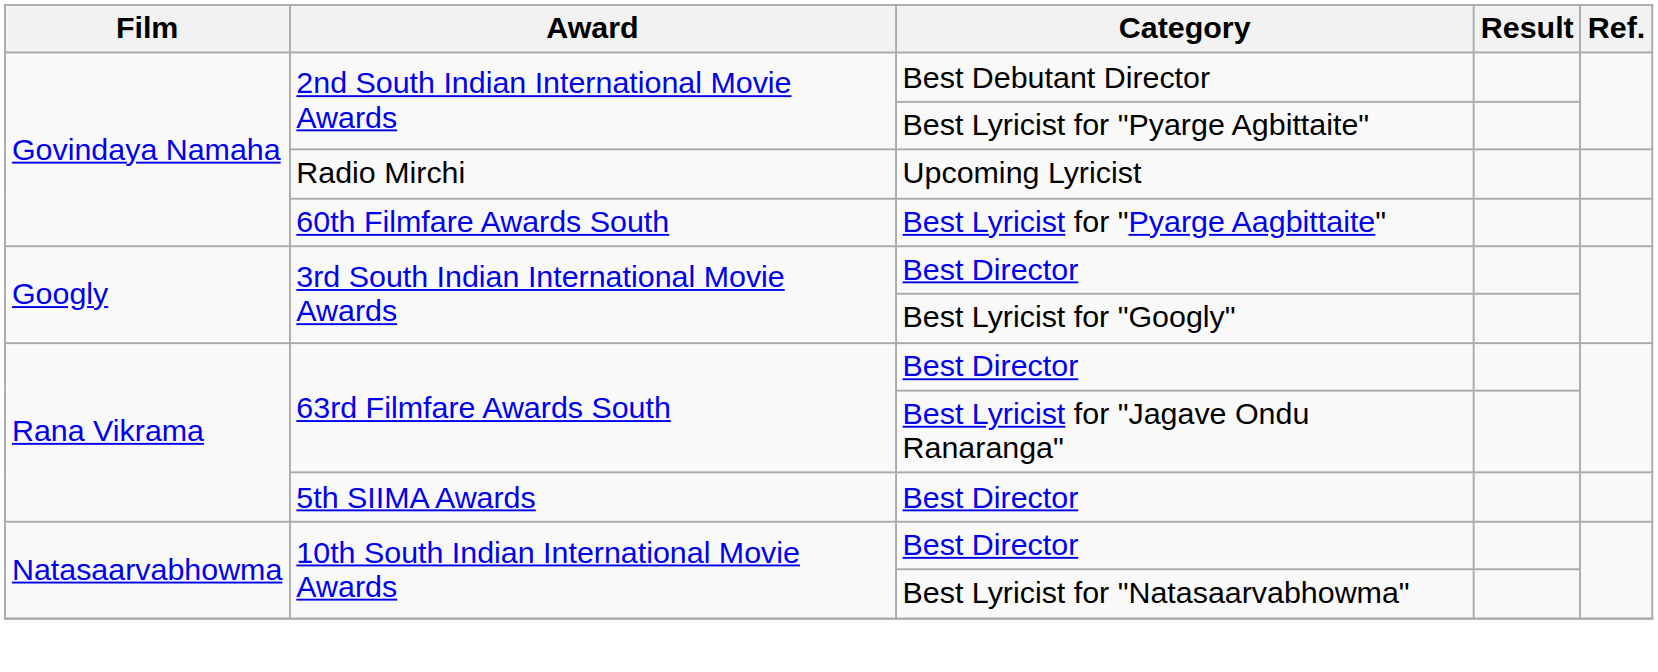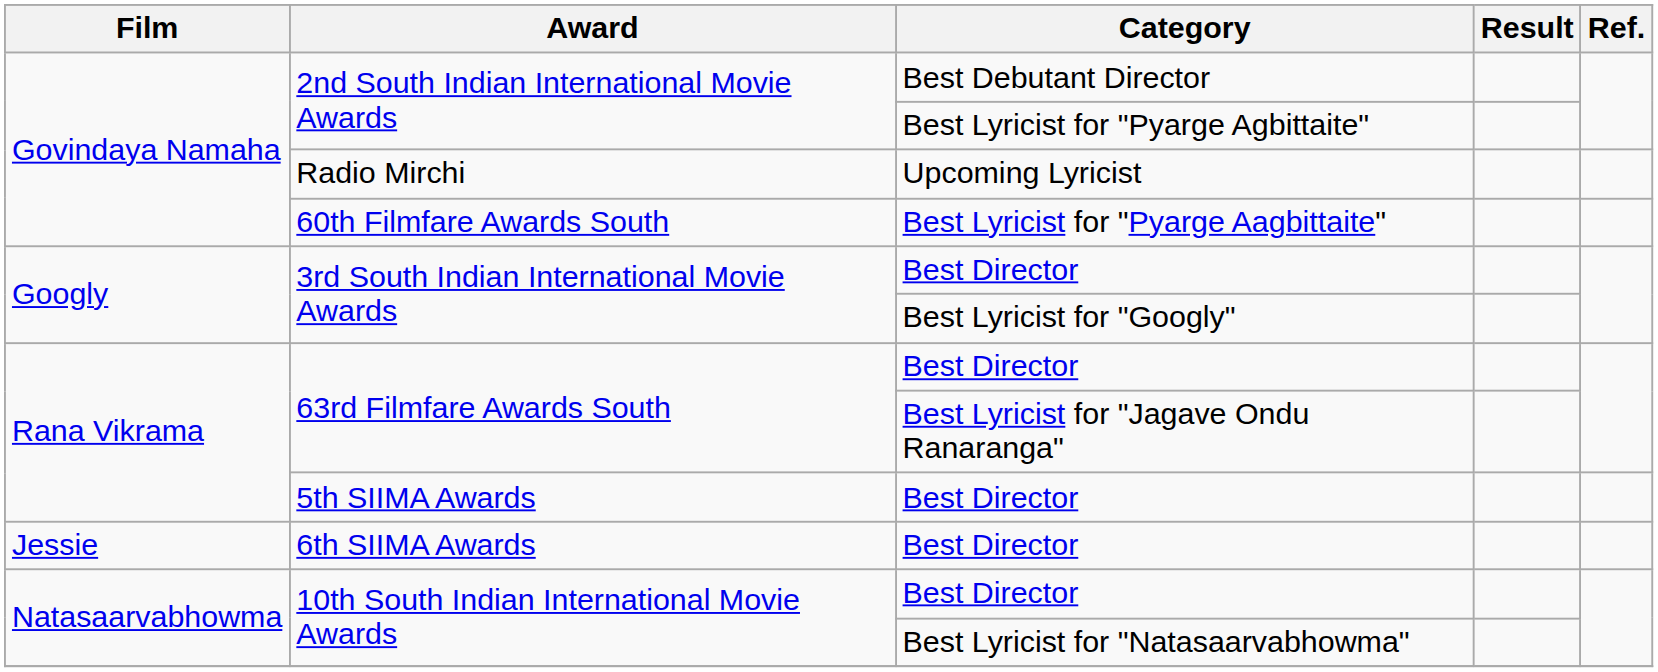+ row: (416, 544)
